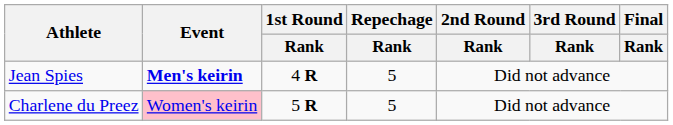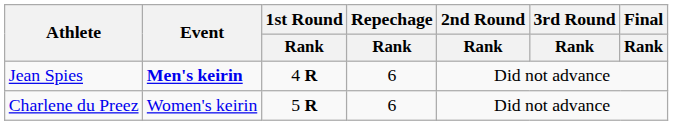(392, 76) 5 -> (392, 76) 6
(202, 105) pink background -> (202, 105) no background
(392, 105) 5 -> (392, 105) 6
